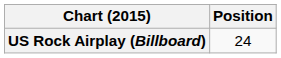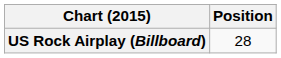(243, 40) 24 -> (243, 40) 28
